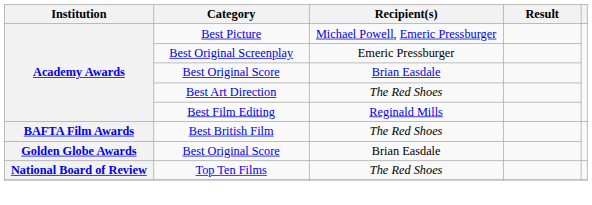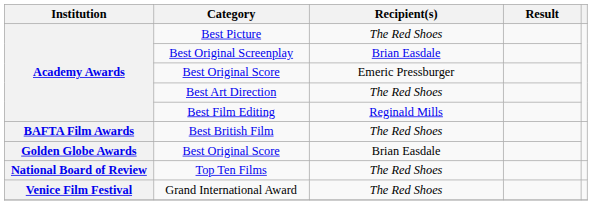(406, 33) Michael Powell, Emeric Pressburger -> (406, 33) The Red Shoes
(406, 53) Emeric Pressburger -> (406, 53) Brian Easdale
(406, 72) Brian Easdale -> (406, 72) Emeric Pressburger
+ row: (79, 190)
